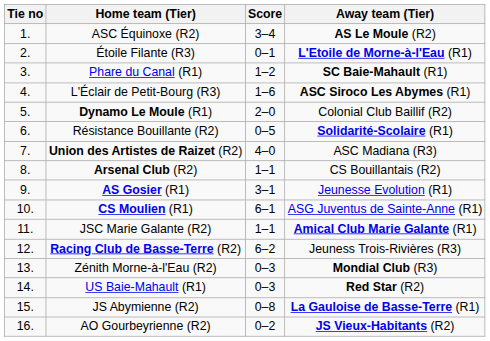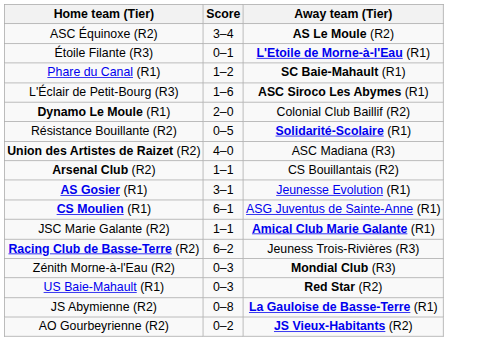- column: (25, 14)
